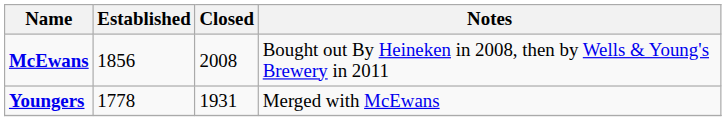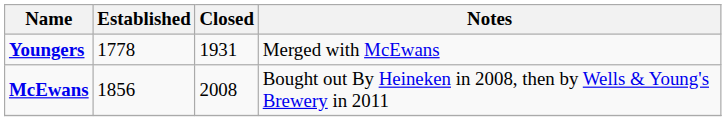rows swapped: (49, 60) <-> (47, 100)
